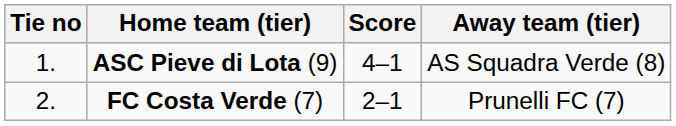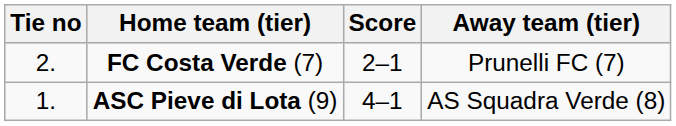rows swapped: (215, 62) <-> (215, 100)
